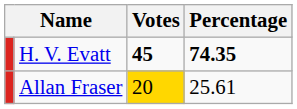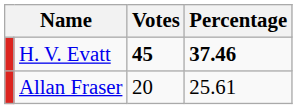(213, 53) 74.35 -> (213, 53) 37.46
(142, 86) gold background -> (142, 86) no background
